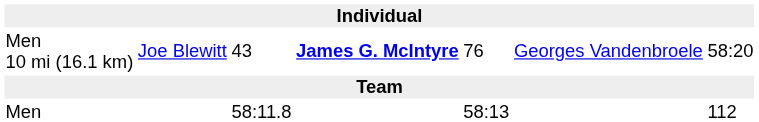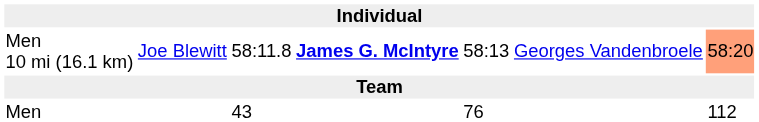(242, 51) 43 -> (261, 51) 58:11.8
(474, 51) 76 -> (486, 51) 58:13
(730, 51) no background -> (730, 51) lightsalmon background
(261, 112) 58:11.8 -> (242, 112) 43
(486, 112) 58:13 -> (474, 112) 76
